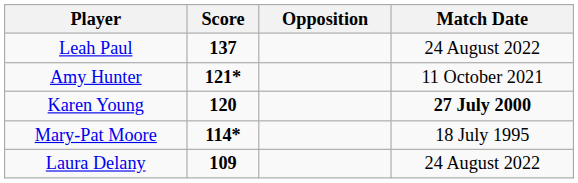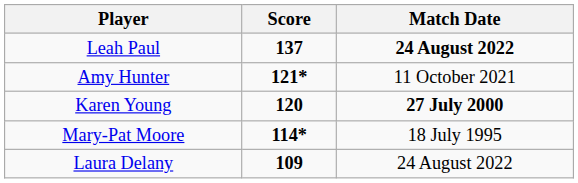- column: (325, 18)
(482, 47) normal -> (455, 47) bold
